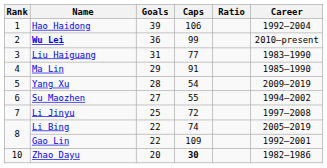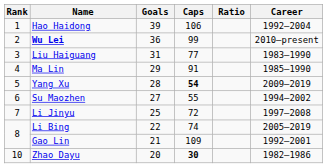(193, 84) normal -> (193, 84) bold
(155, 141) 22 -> (155, 141) 21
